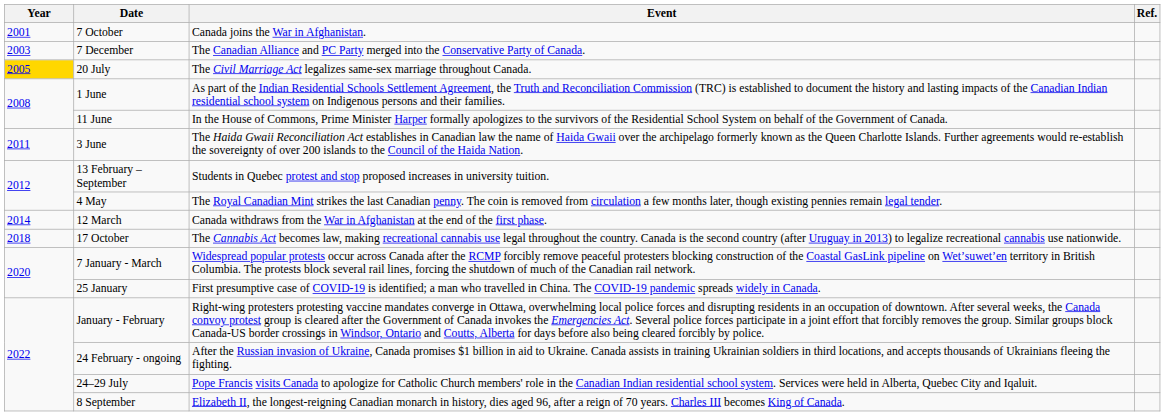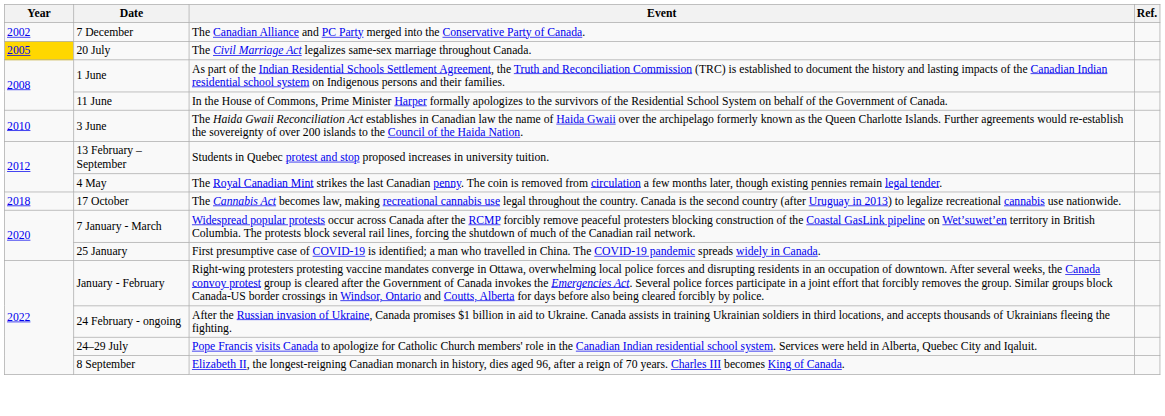- row: (100, 32)
(19, 50) 2003 -> (19, 32) 2002
(19, 144) 2011 -> (19, 126) 2010
- row: (99, 219)
